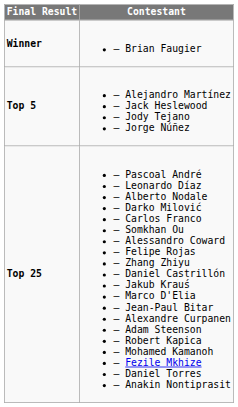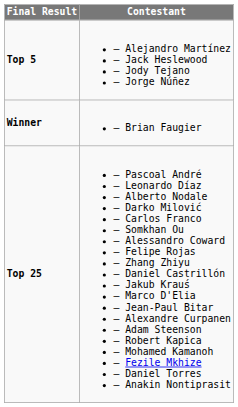rows swapped: (24, 44) <-> (21, 107)
